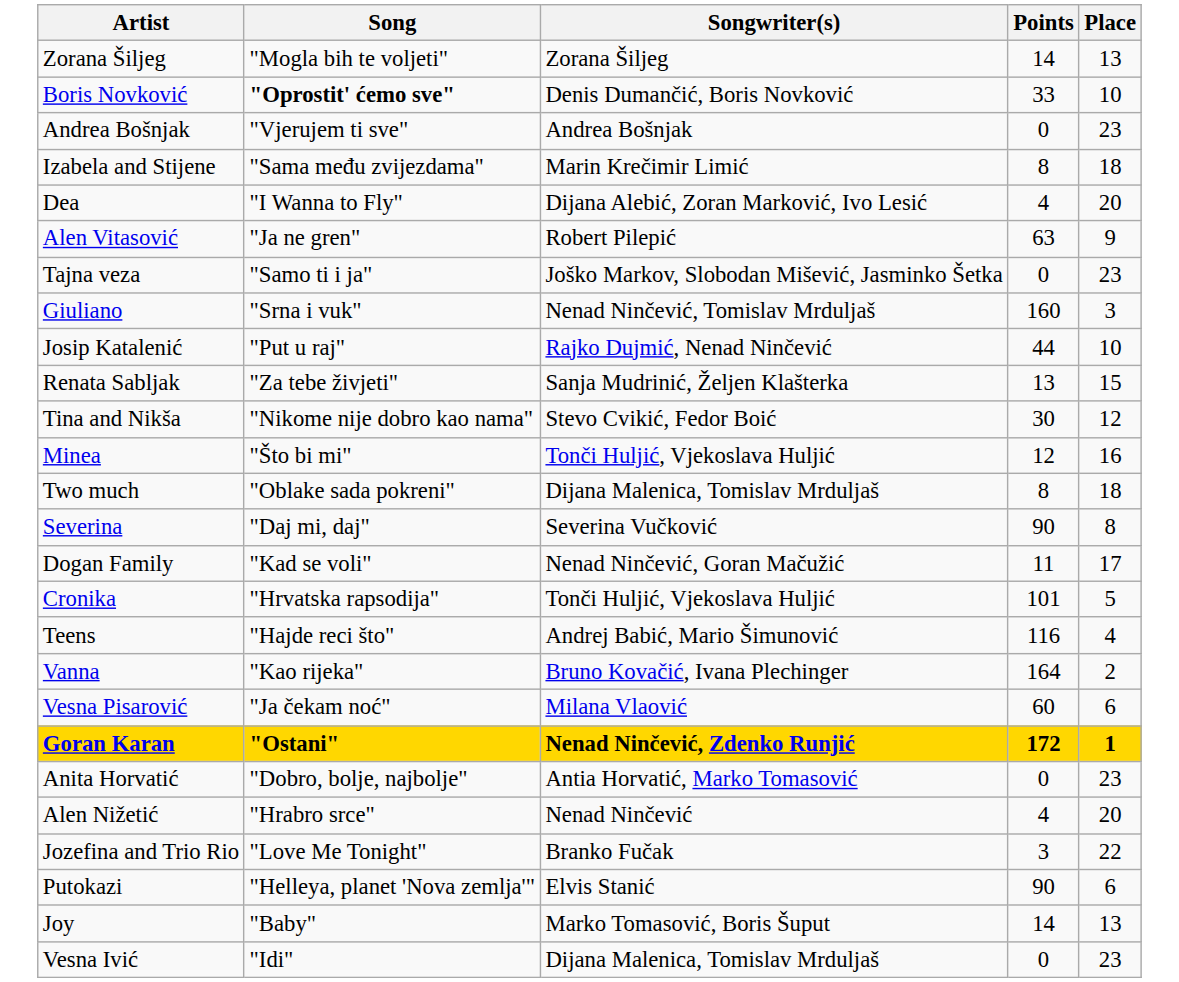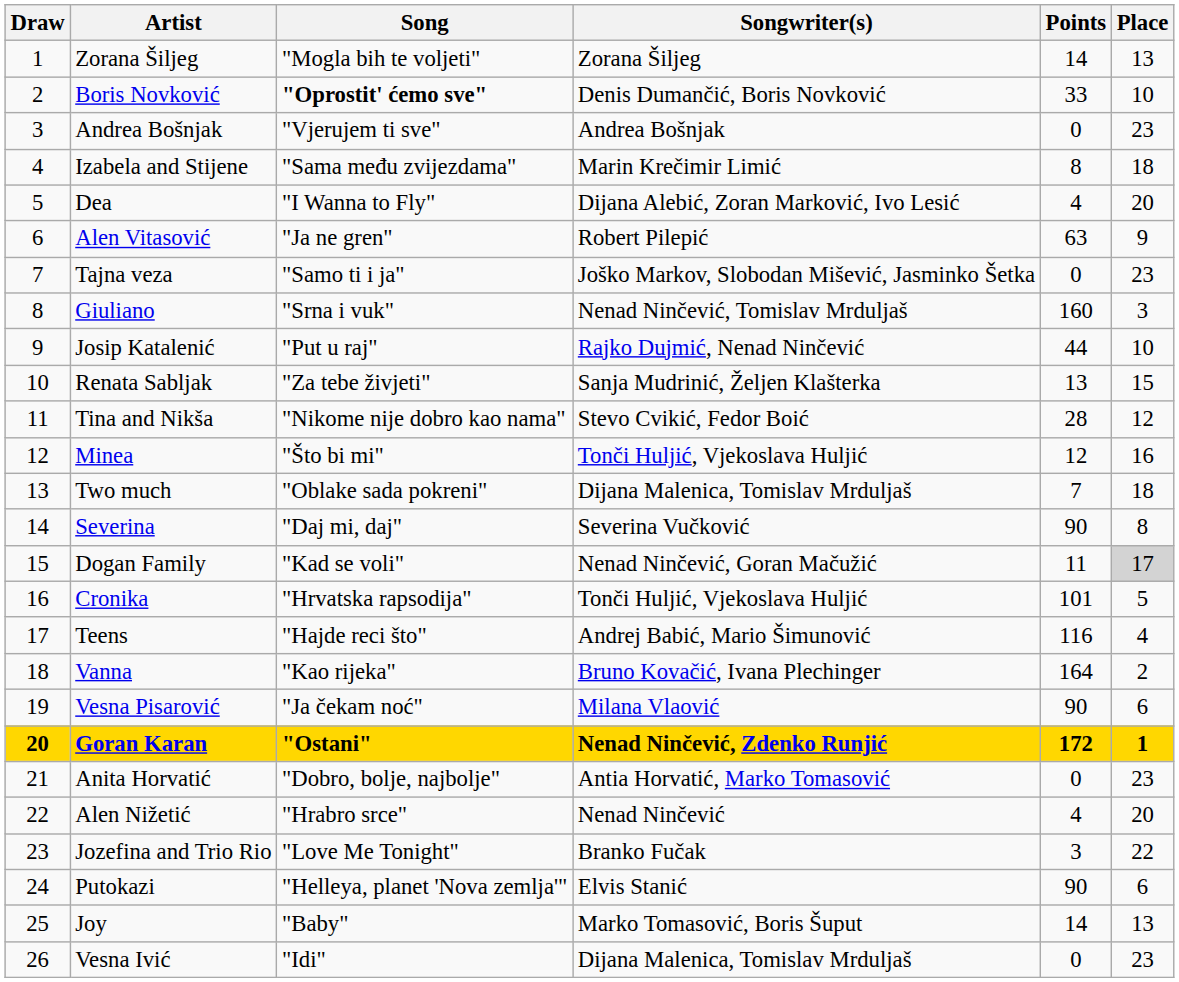+ column: (38, 22)
(1044, 418) 30 -> (1076, 418) 28
(1044, 490) 8 -> (1076, 490) 7
(1110, 563) no background -> (1143, 563) lightgrey background
(1044, 707) 60 -> (1076, 707) 90
